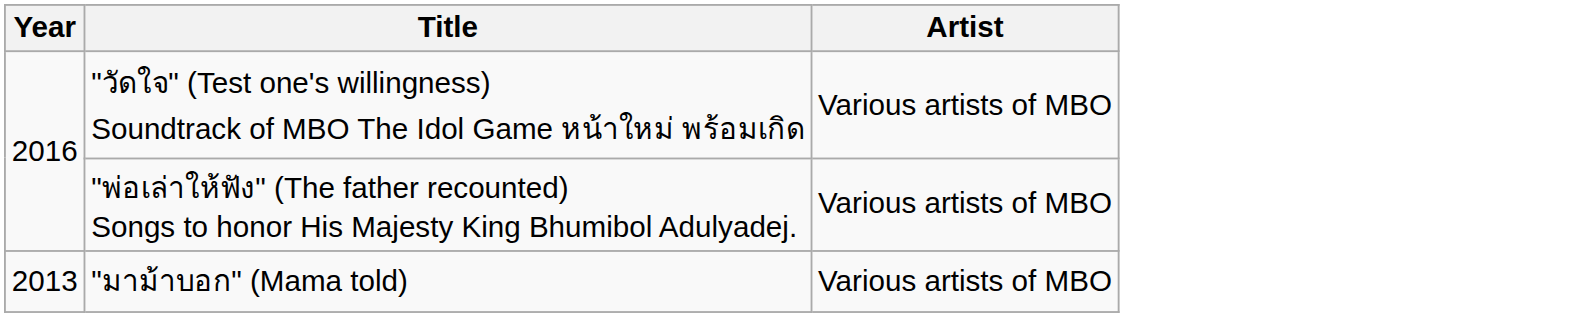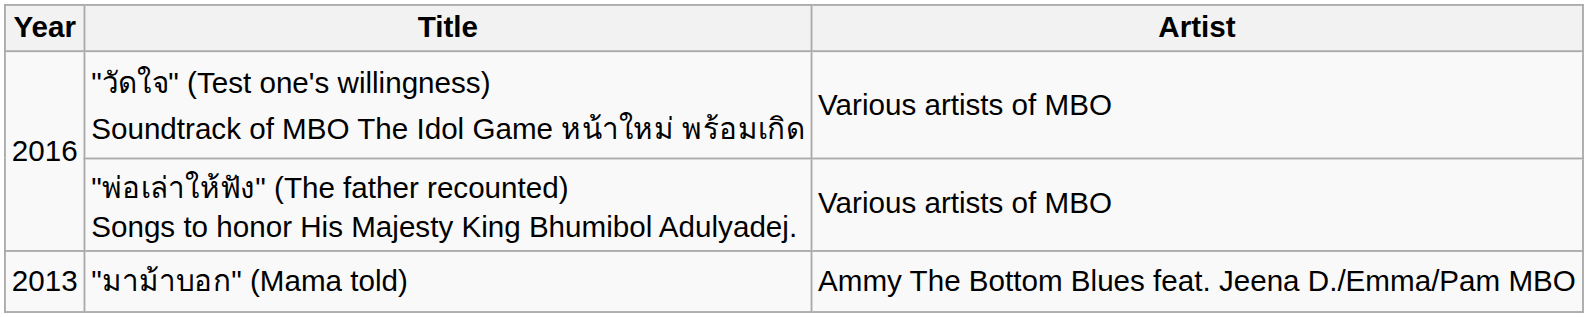(965, 280) Various artists of MBO -> (1197, 280) Ammy The Bottom Blues feat. Jeena D./Emma/Pam MBO
